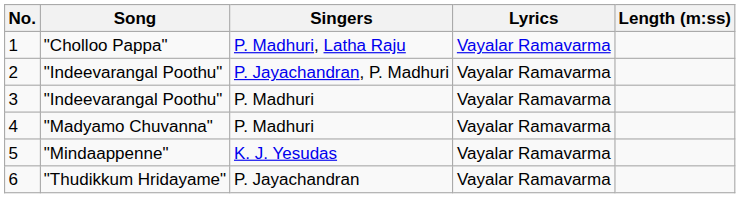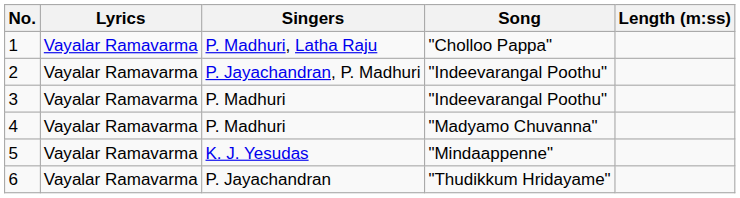columns swapped: (135, 18) <-> (534, 18)
